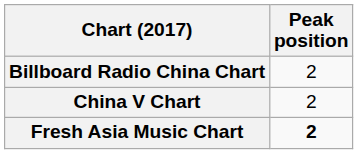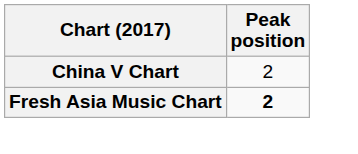- row: (137, 71)
